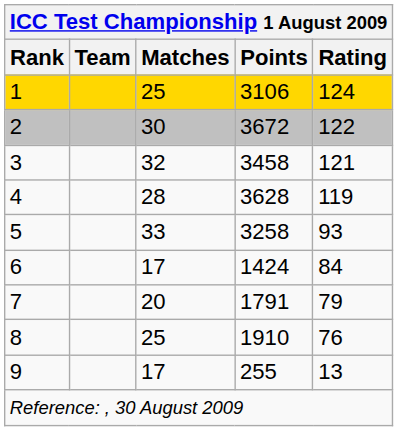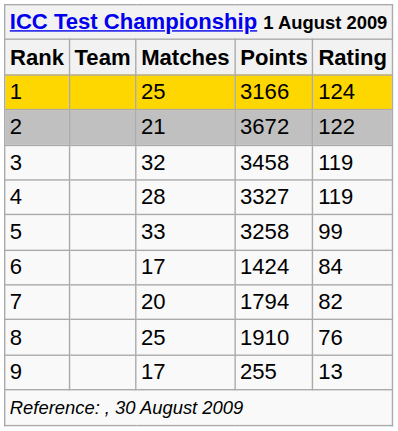(265, 92) 3106 -> (265, 92) 3166
(153, 127) 30 -> (153, 127) 21
(337, 162) 121 -> (336, 162) 119
(265, 197) 3628 -> (265, 197) 3327
(330, 232) 93 -> (330, 232) 99
(265, 302) 1791 -> (265, 302) 1794
(330, 302) 79 -> (330, 302) 82
